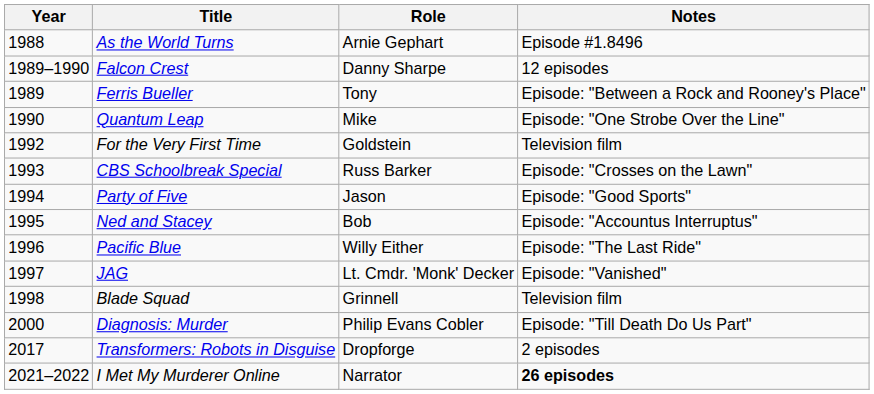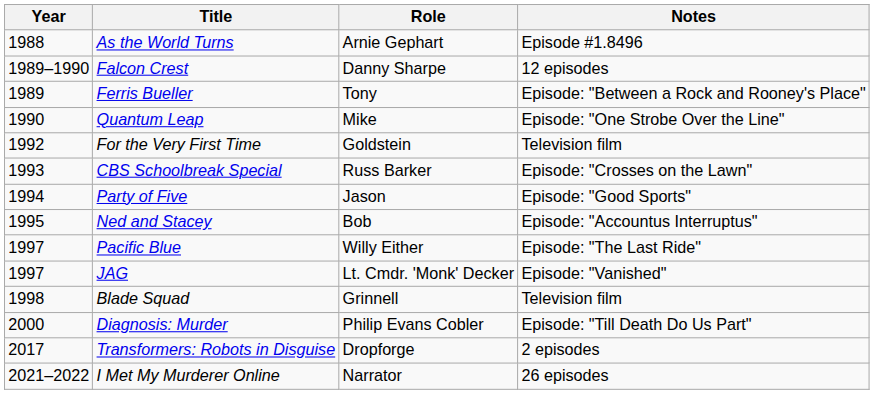(26, 247) 1996 -> (26, 247) 1997
(568, 376) bold -> (565, 376) normal
